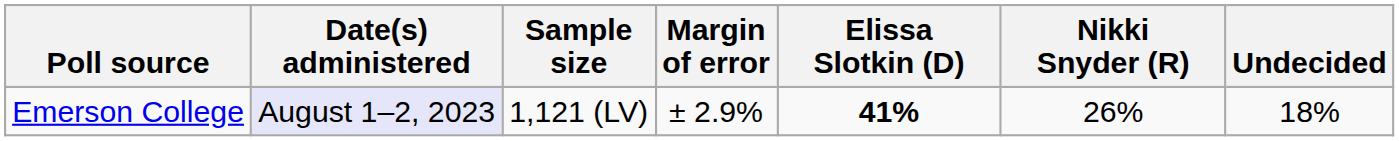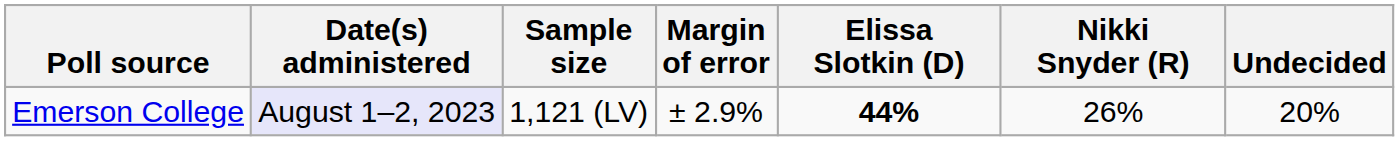(889, 111) 41% -> (889, 111) 44%
(1310, 111) 18% -> (1310, 111) 20%
